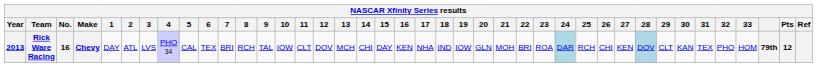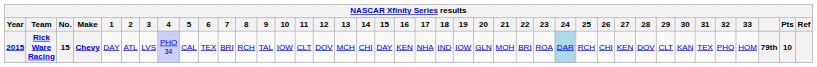(15, 47) 2013 -> (15, 47) 2015
(65, 47) 16 -> (65, 47) 15
(646, 47) lightblue background -> (646, 47) no background
(787, 47) 12 -> (787, 47) 10
